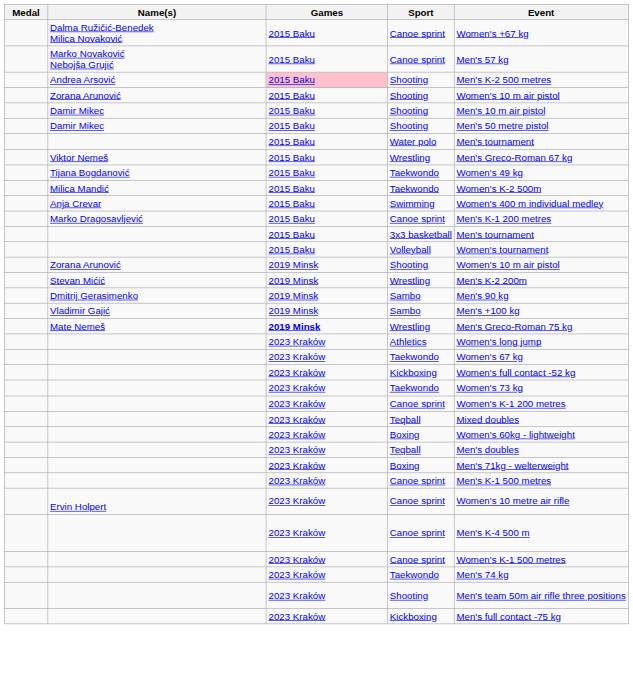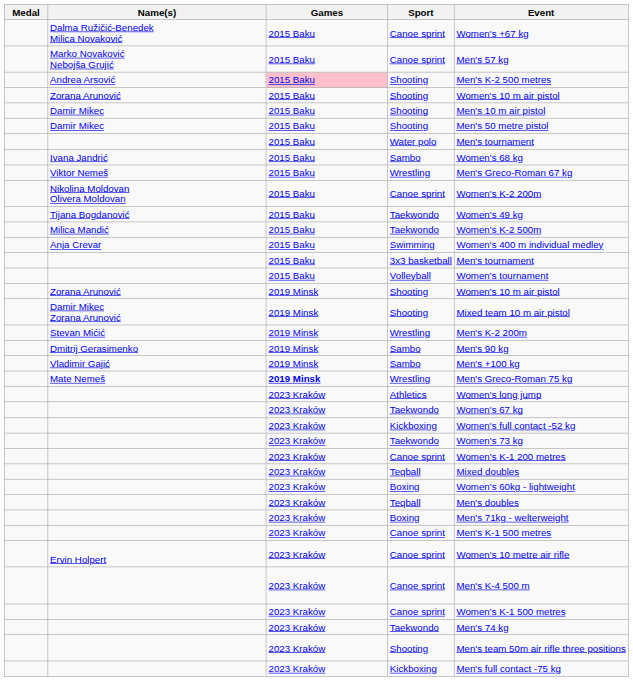+ row: (79, 157)
+ row: (90, 193)
- row: (96, 219)
+ row: (85, 312)
